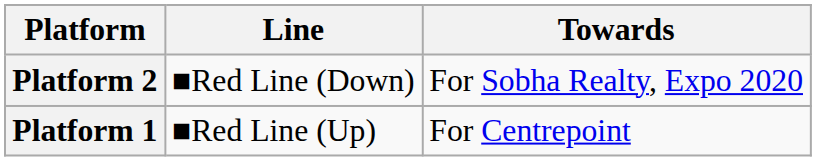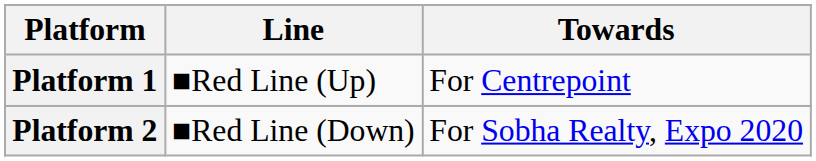rows swapped: (85, 130) <-> (85, 79)
